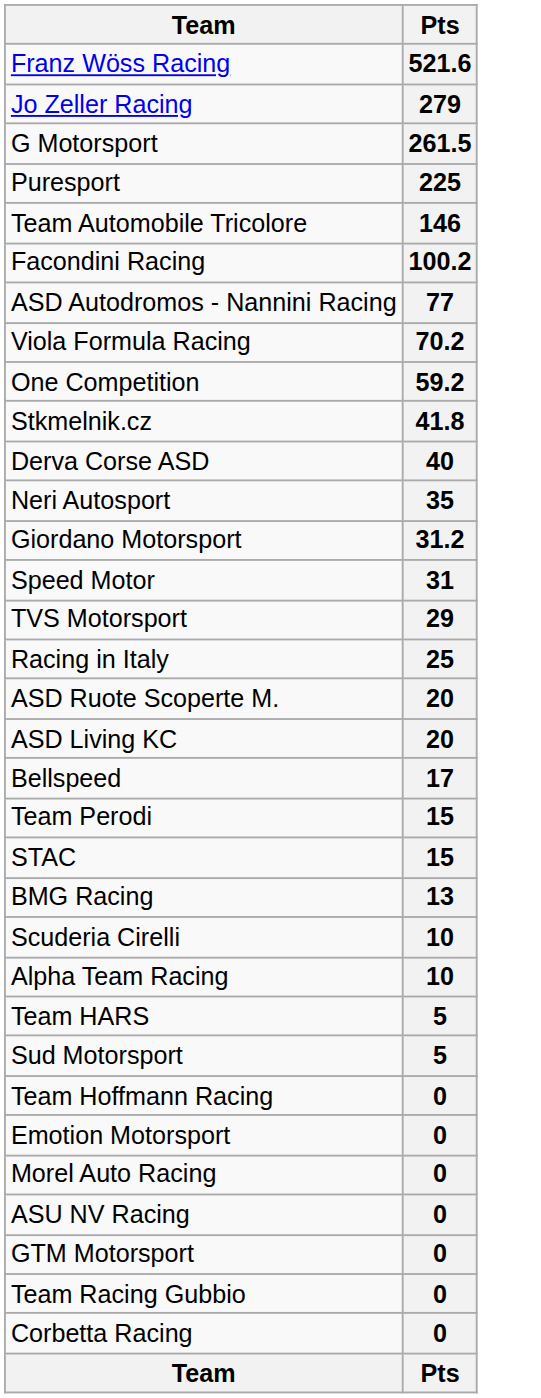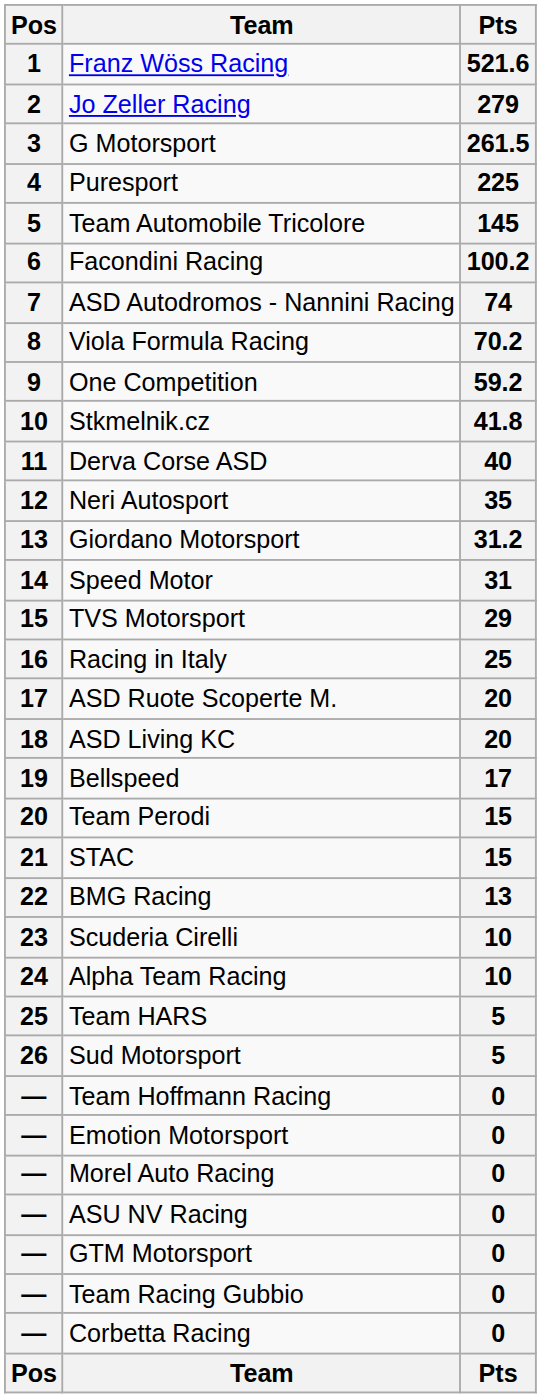+ column: (34, 24)
(440, 223) 146 -> (498, 223) 145
(440, 302) 77 -> (498, 302) 74
